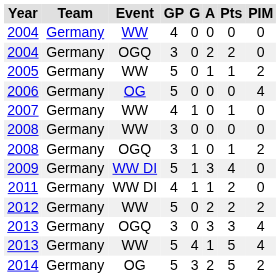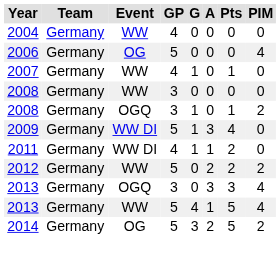- row: (23, 52)
- row: (23, 71)
